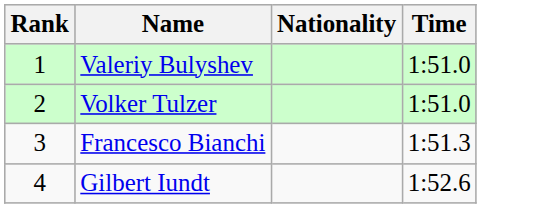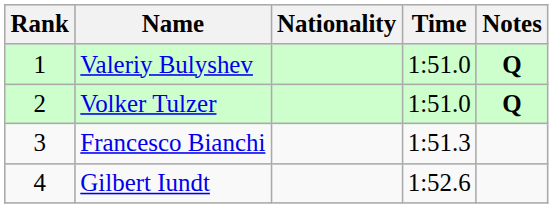+ column: (512, 24)
